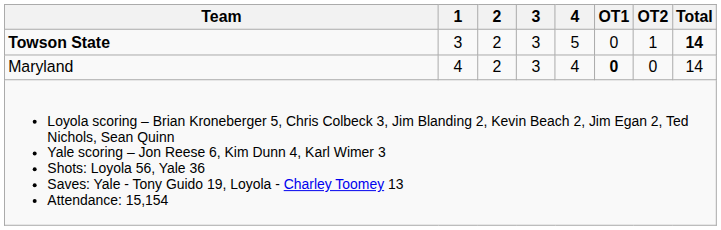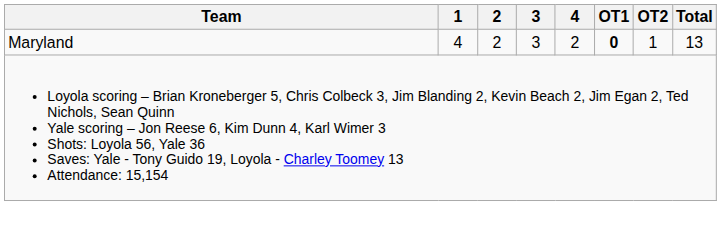- row: (59, 42)
(575, 67) 4 -> (575, 42) 2
(653, 67) 0 -> (653, 42) 1
(694, 67) 14 -> (694, 42) 13
